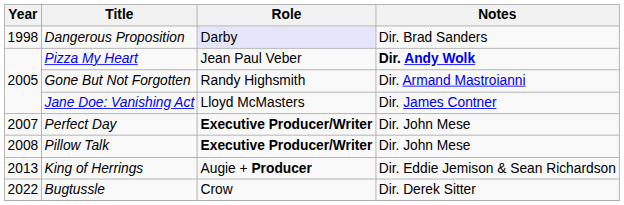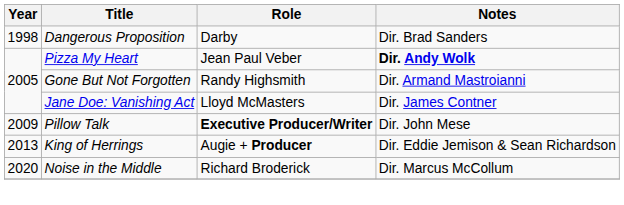(219, 37) lavender background -> (219, 37) no background
- row: (80, 124)
(23, 146) 2008 -> (23, 124) 2009
+ row: (103, 168)
- row: (75, 189)
